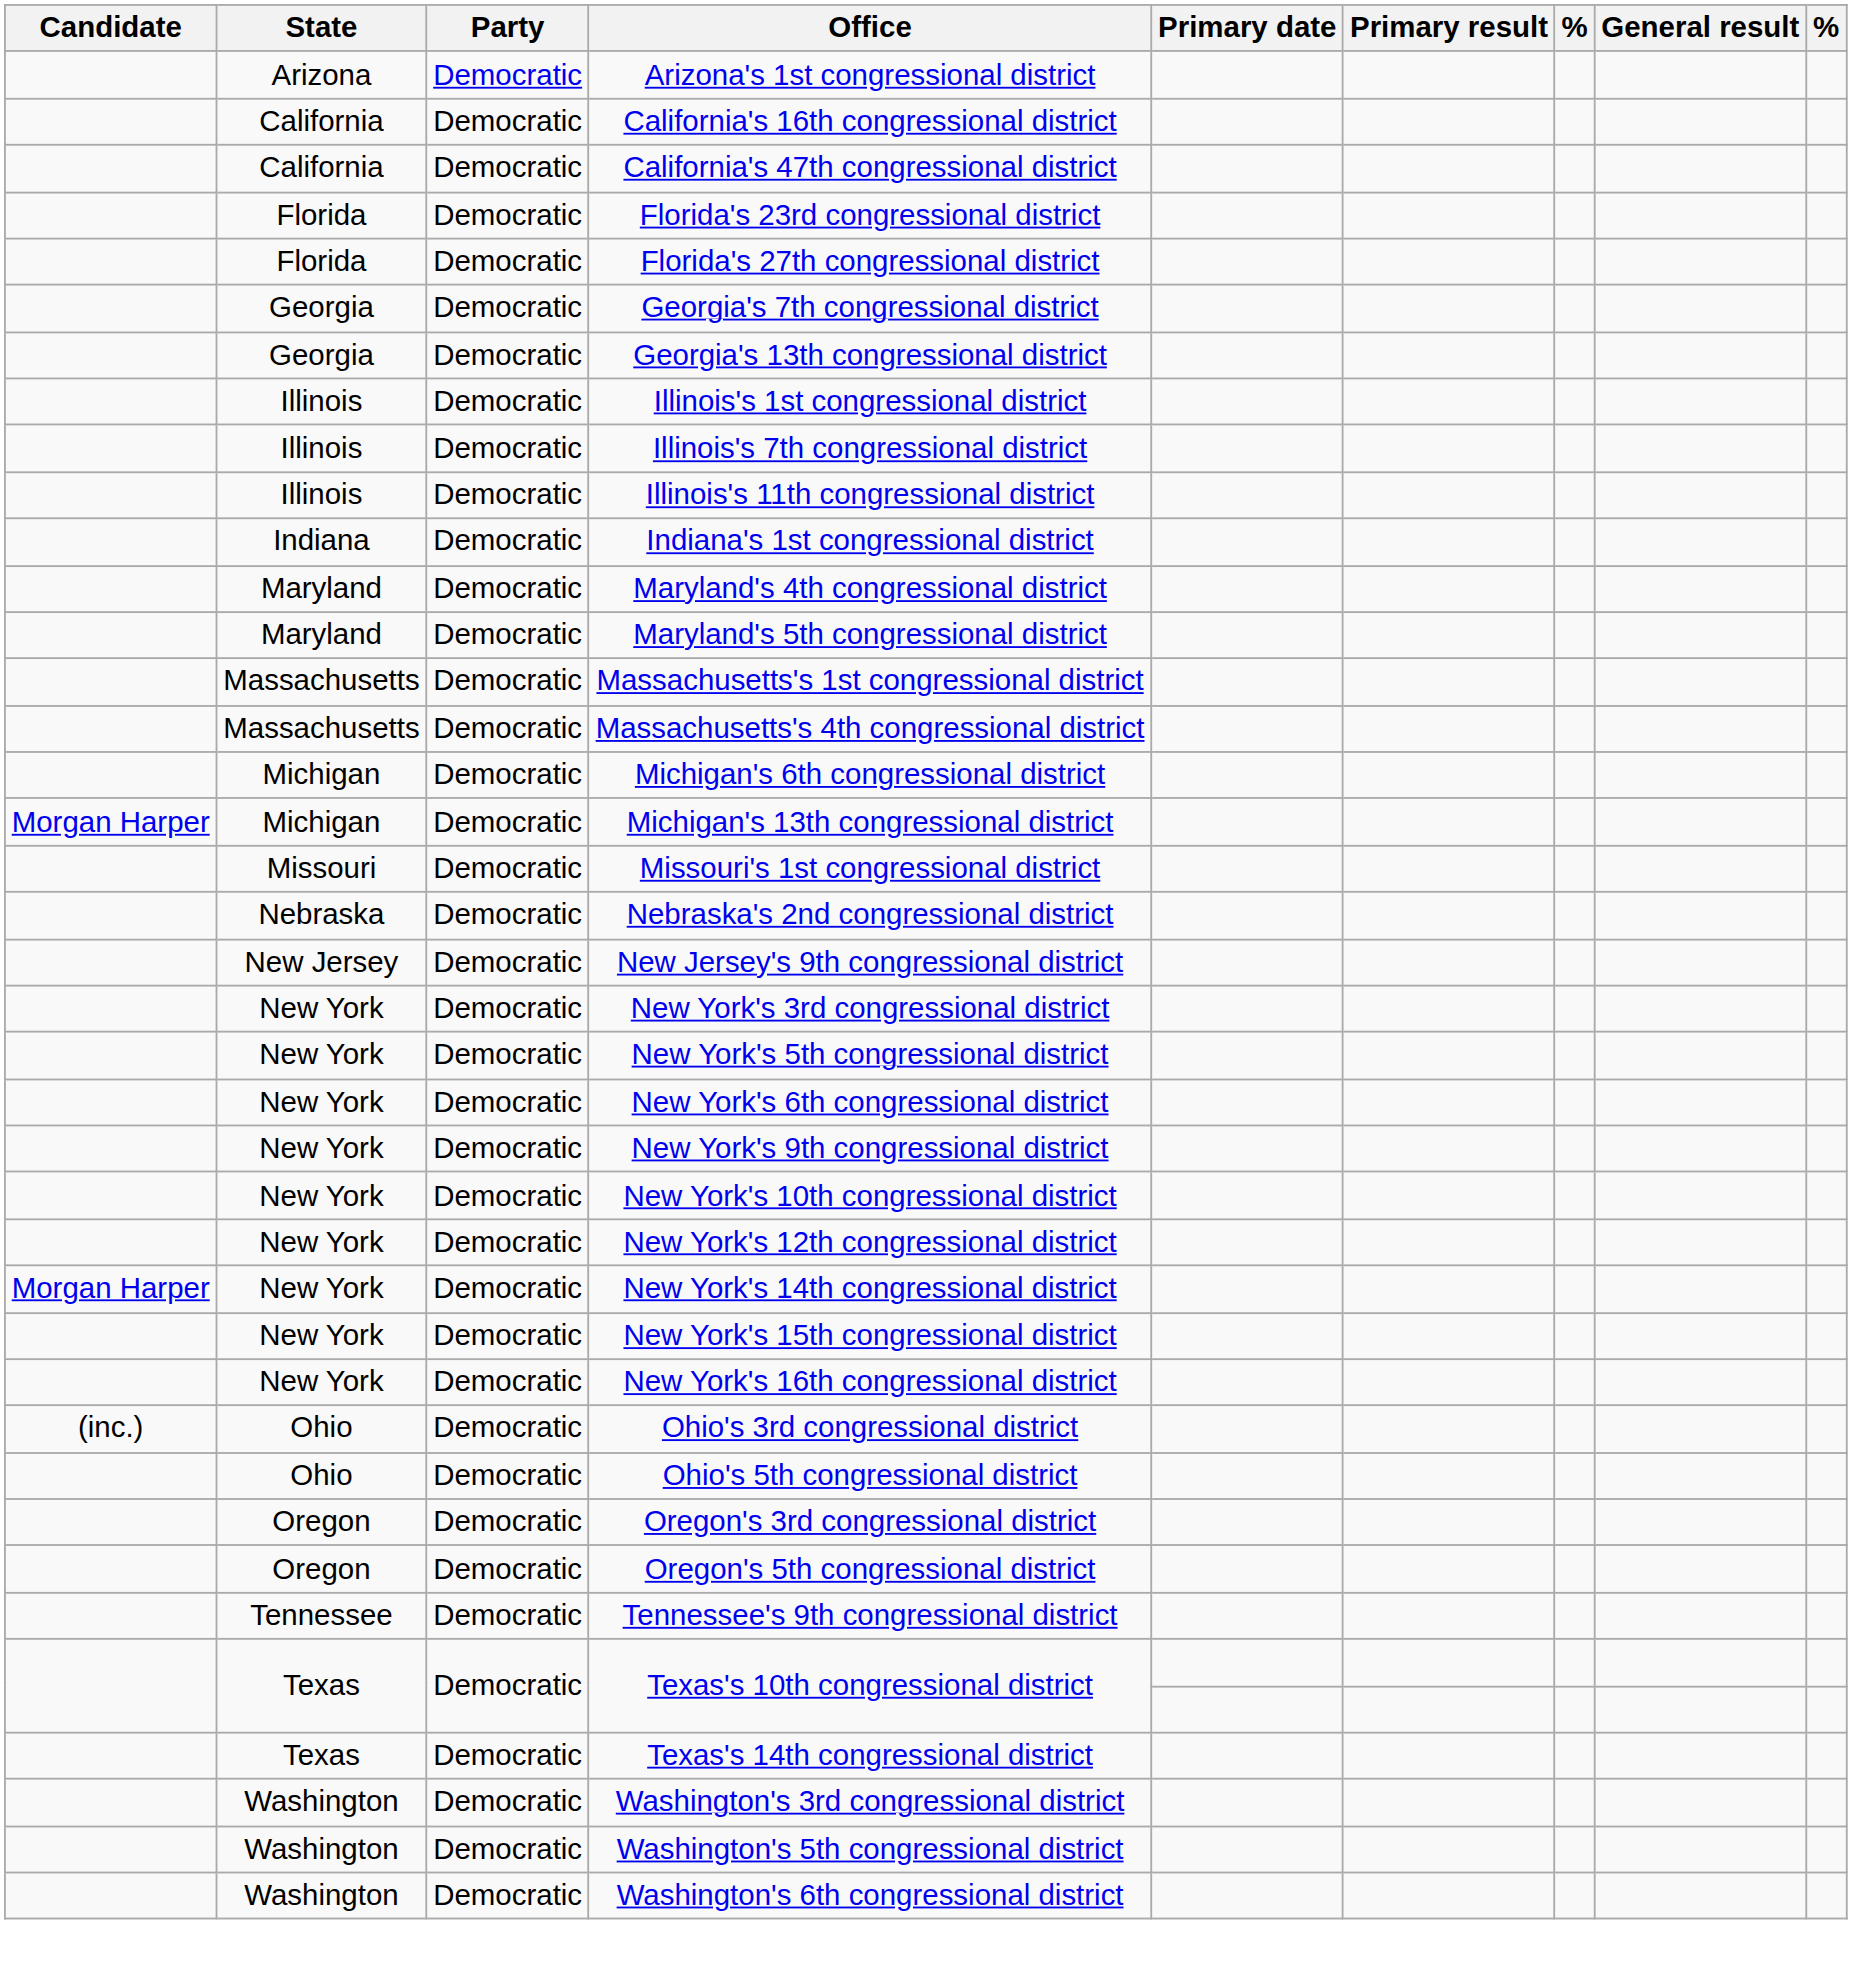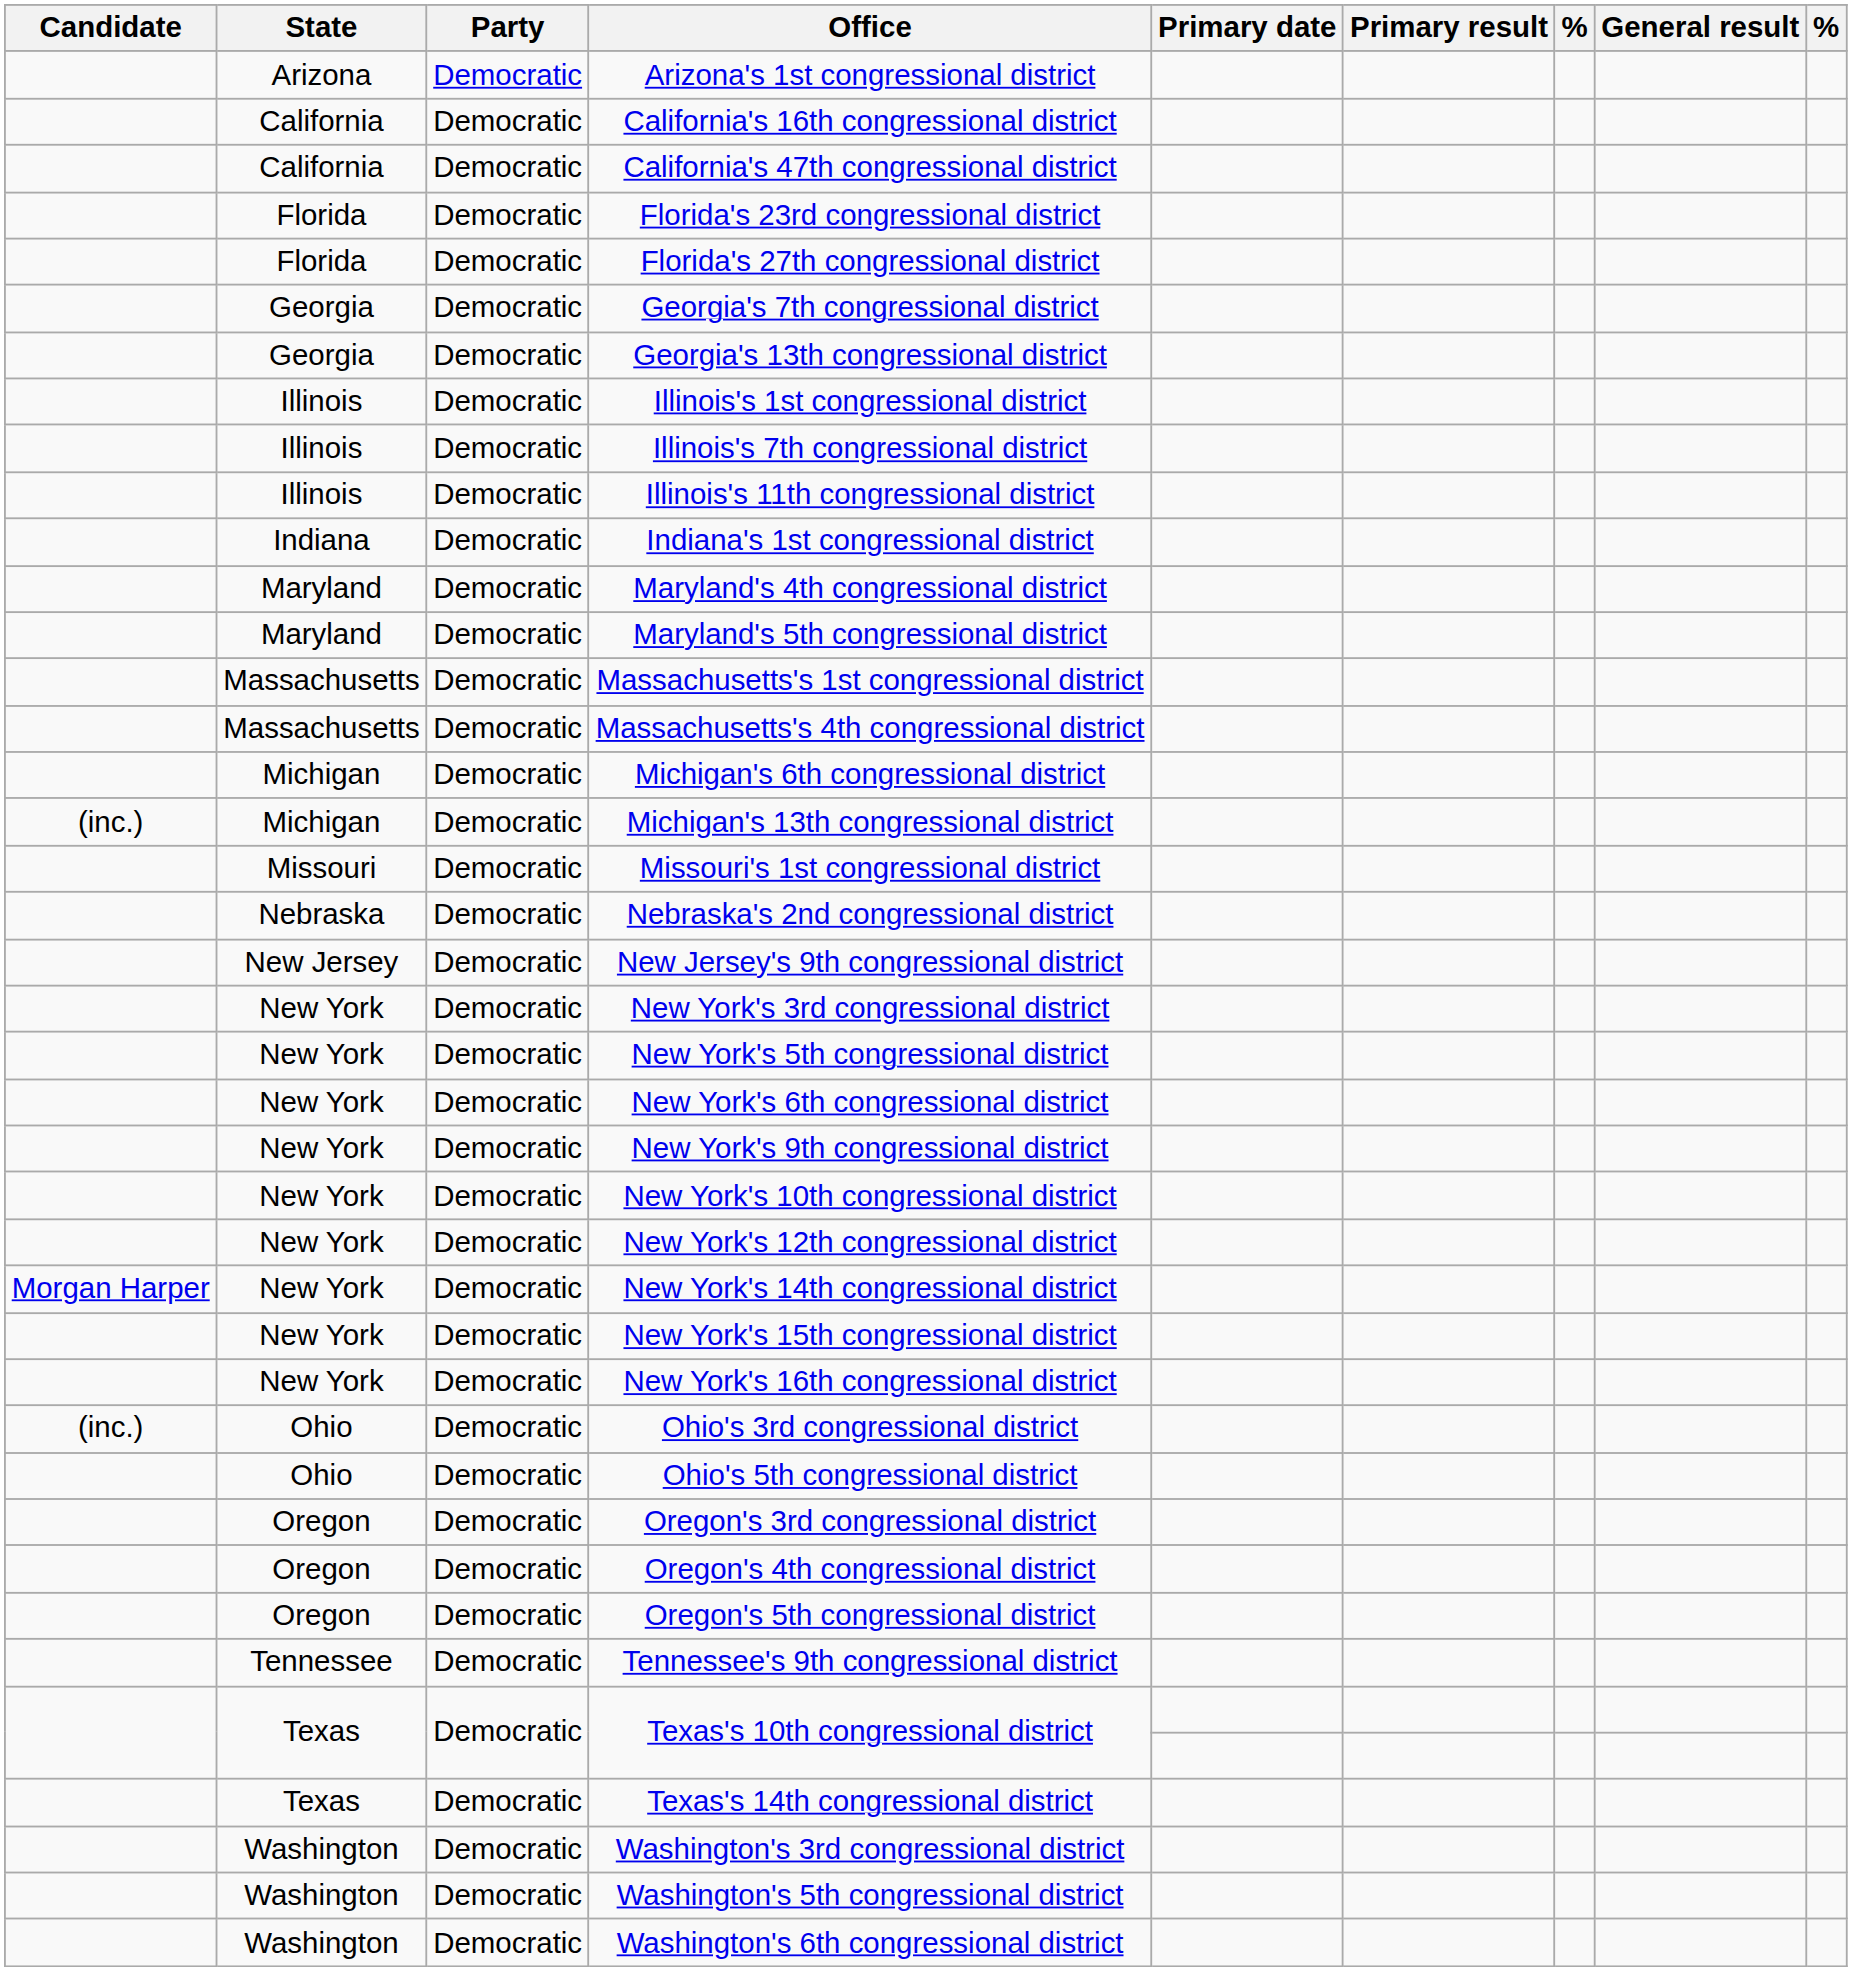(111, 821) Morgan Harper -> (111, 821) (inc.)
+ row: (321, 1568)
